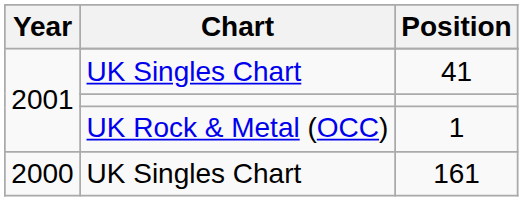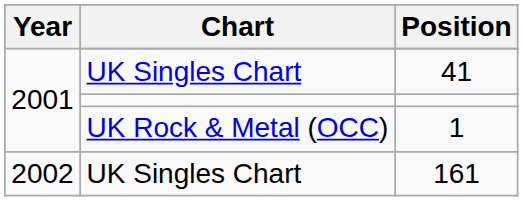(42, 172) 2000 -> (42, 172) 2002
